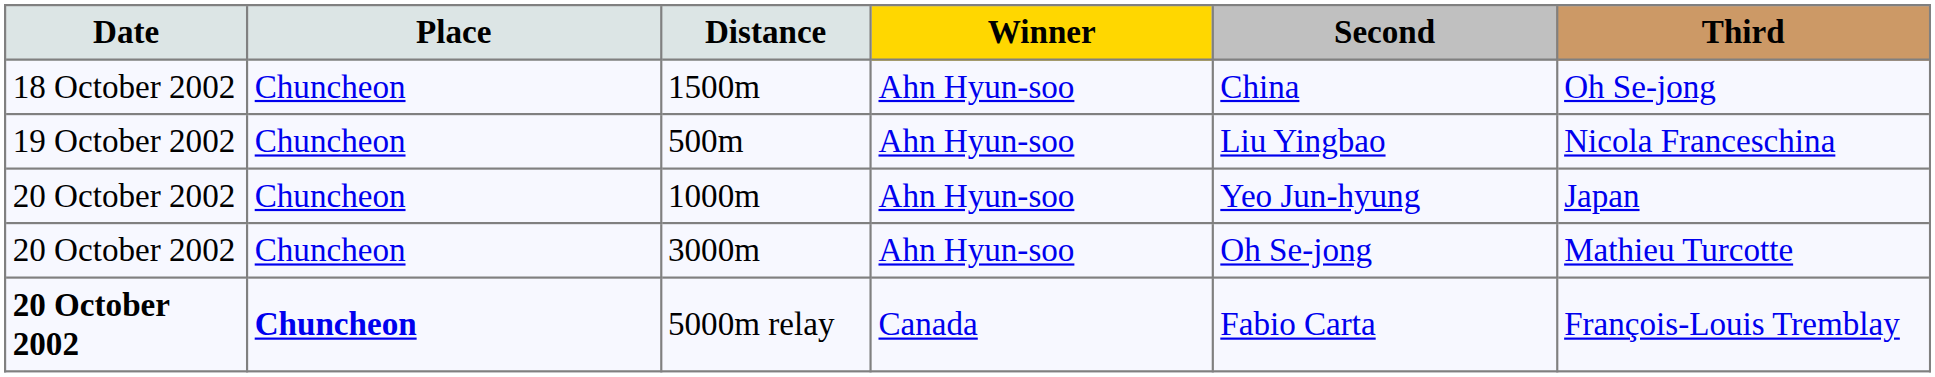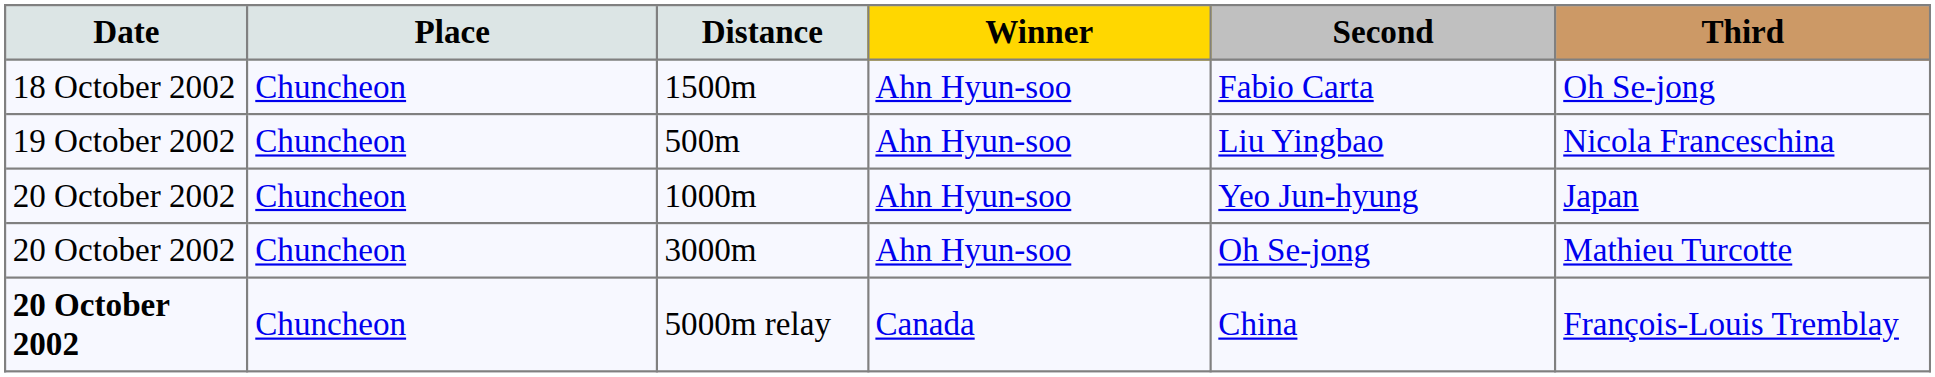(1260, 86) China -> (1296, 86) Fabio Carta
(336, 323) bold -> (331, 323) normal
(1298, 323) Fabio Carta -> (1258, 323) China
